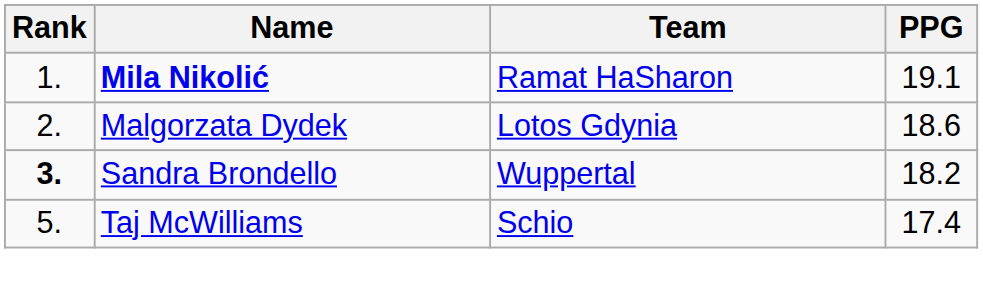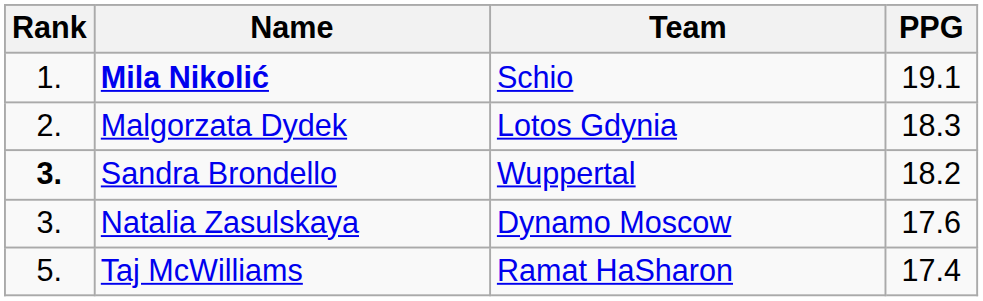(615, 77) Ramat HaSharon -> (535, 77) Schio
(931, 125) 18.6 -> (931, 125) 18.3
+ row: (230, 222)
(535, 222) Schio -> (615, 271) Ramat HaSharon
